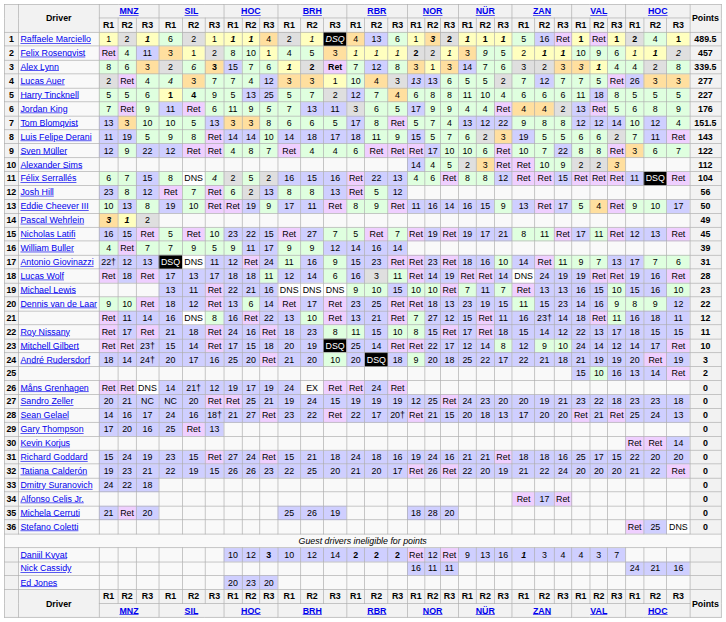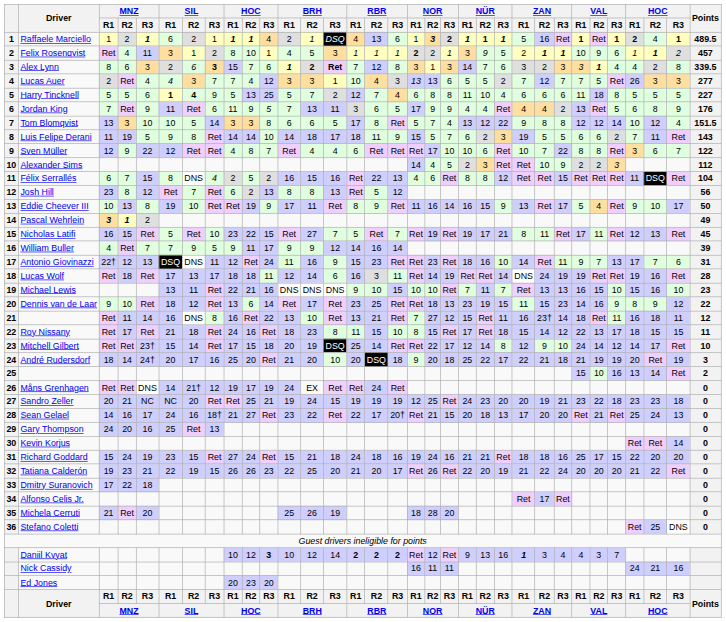(215, 122) 13 -> (215, 122) 14
(109, 429) 17 -> (109, 429) 24
(109, 485) 24 -> (109, 485) 17
